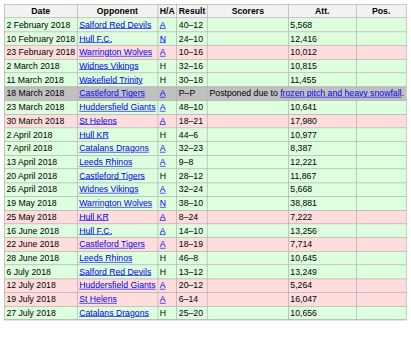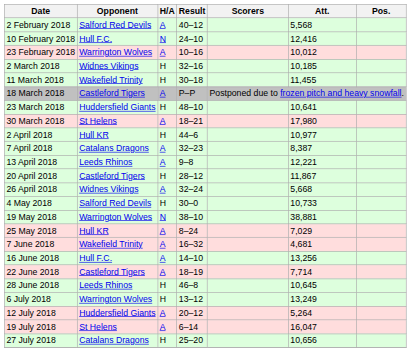(304, 66) 10,815 -> (304, 66) 10,185
(163, 107) A -> (163, 107) H
+ row: (29, 203)
(301, 217) 7,222 -> (301, 230) 7,029
+ row: (30, 244)
(115, 271) Salford Red Devils -> (116, 299) Warrington Wolves
